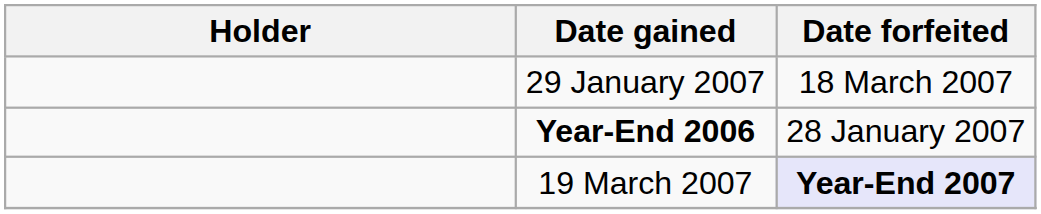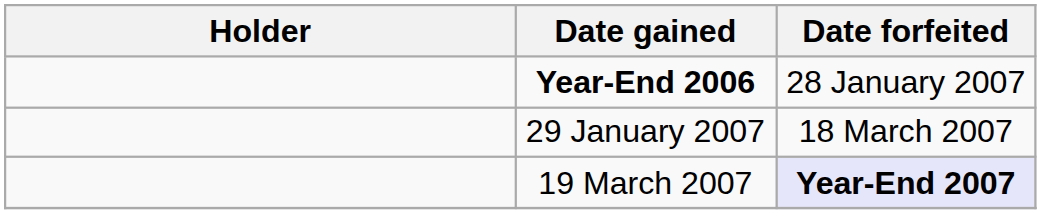rows swapped: (645, 132) <-> (645, 82)
